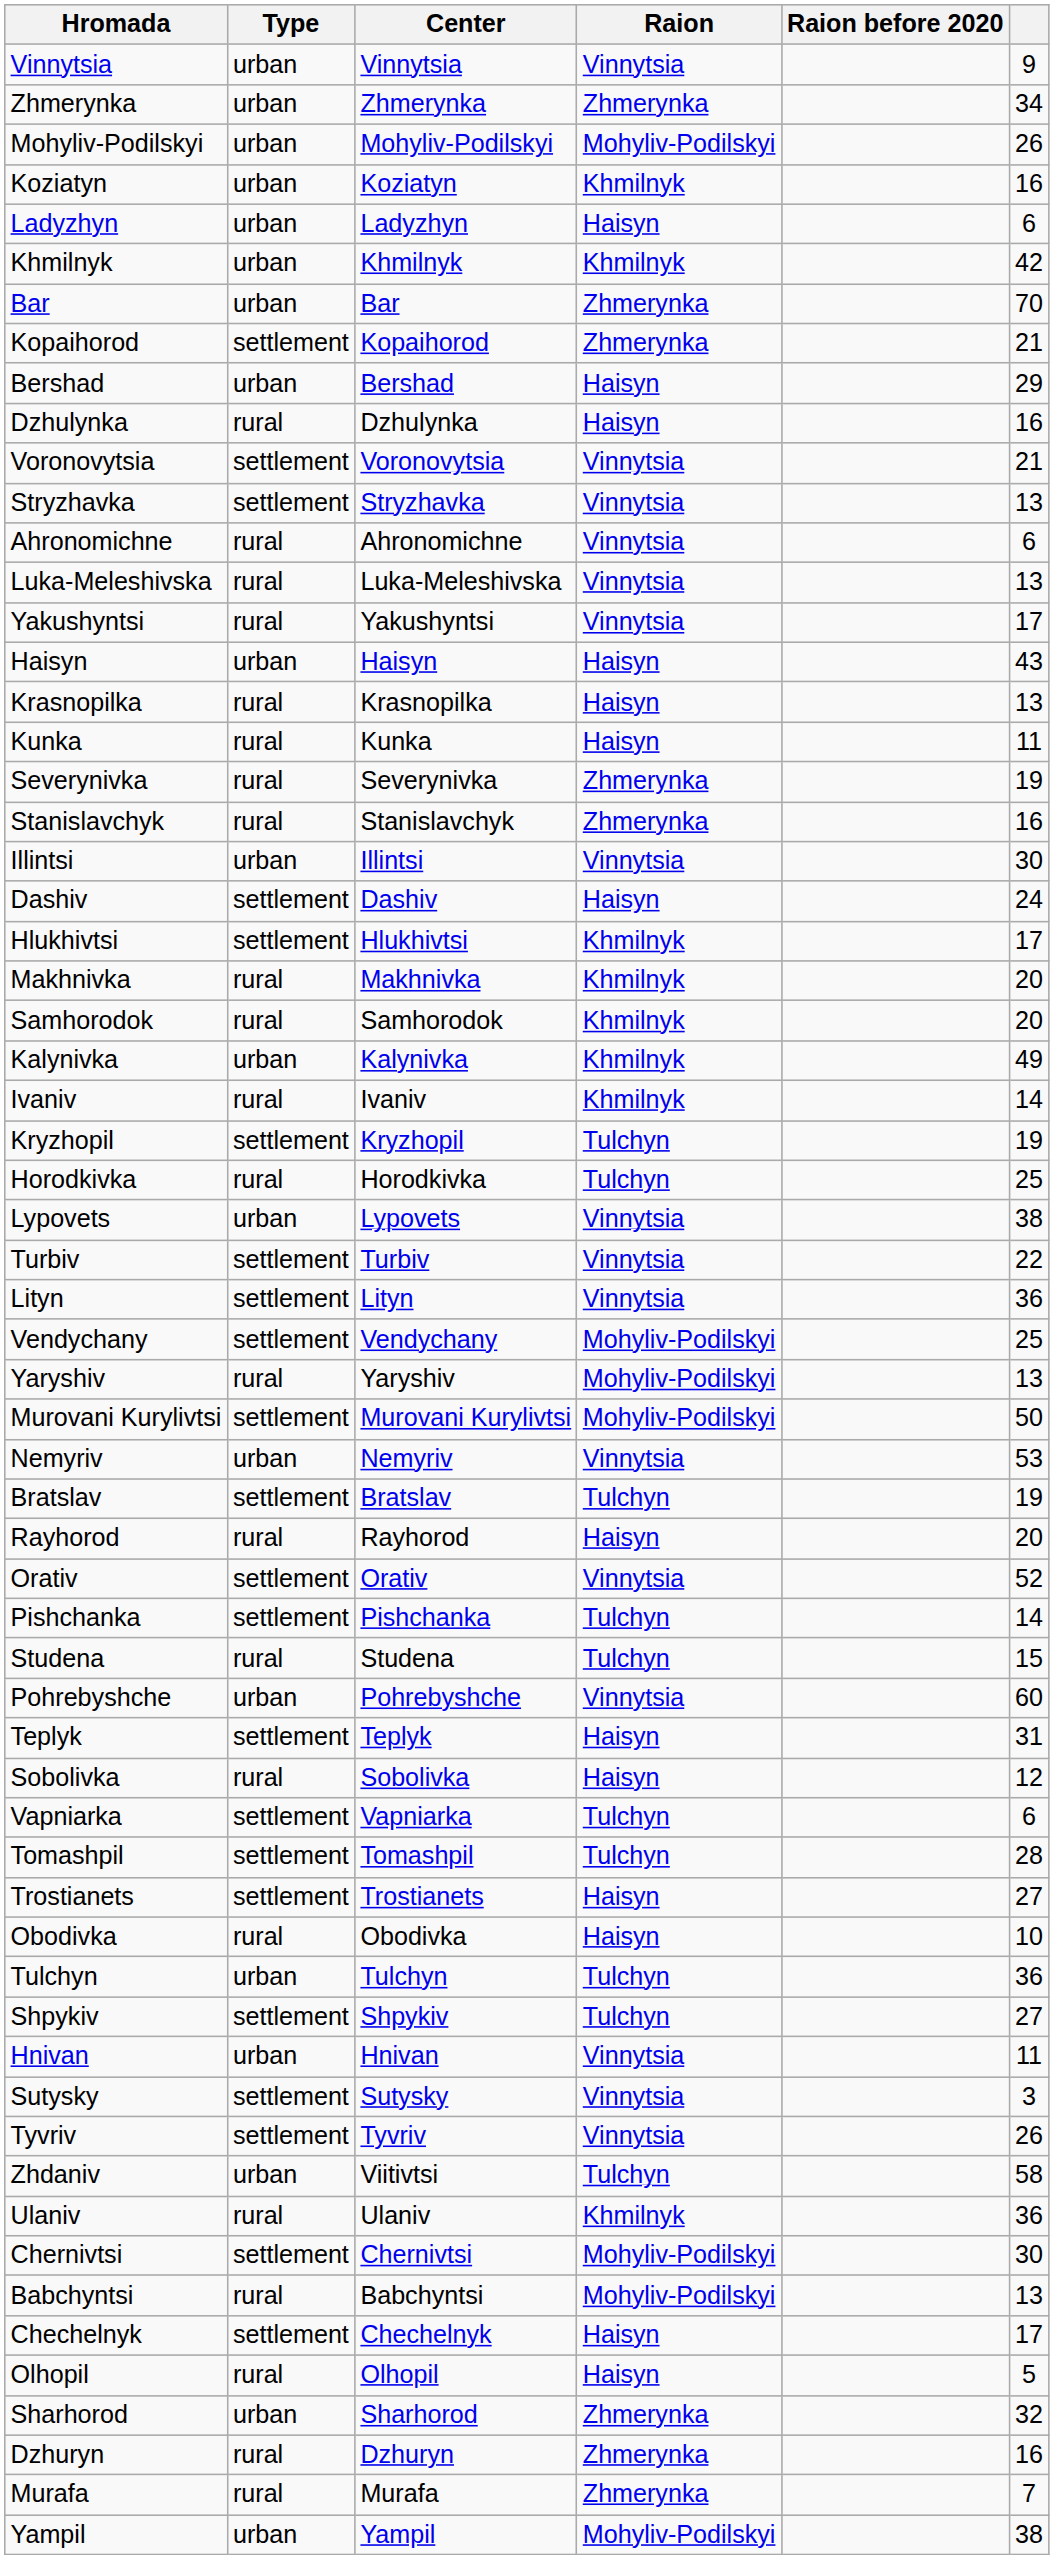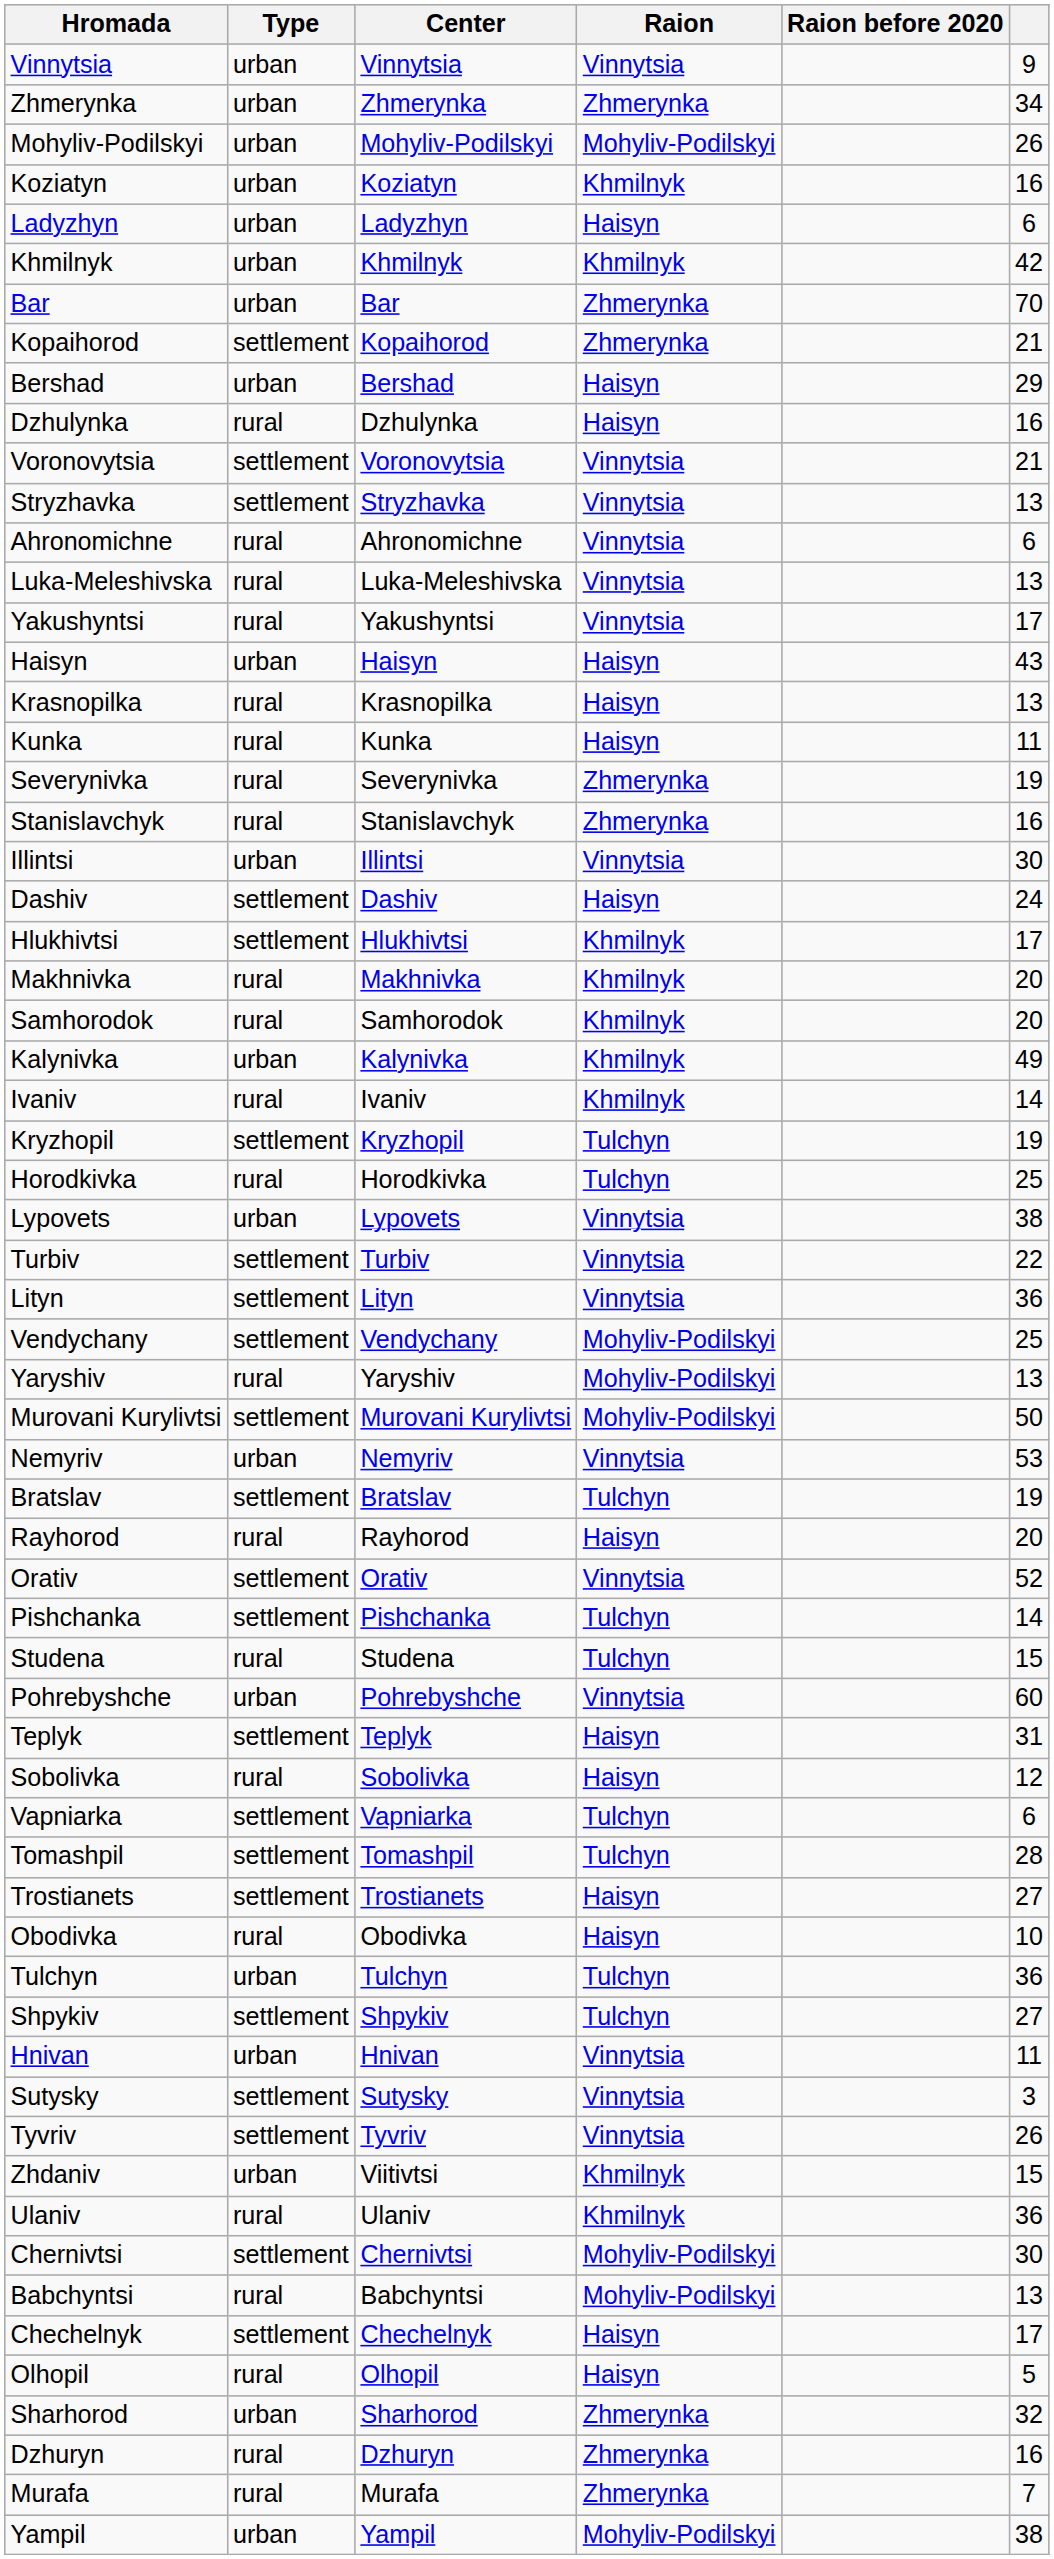(626, 2175) Tulchyn -> (634, 2175) Khmilnyk
(1029, 2175) 58 -> (1029, 2175) 15
